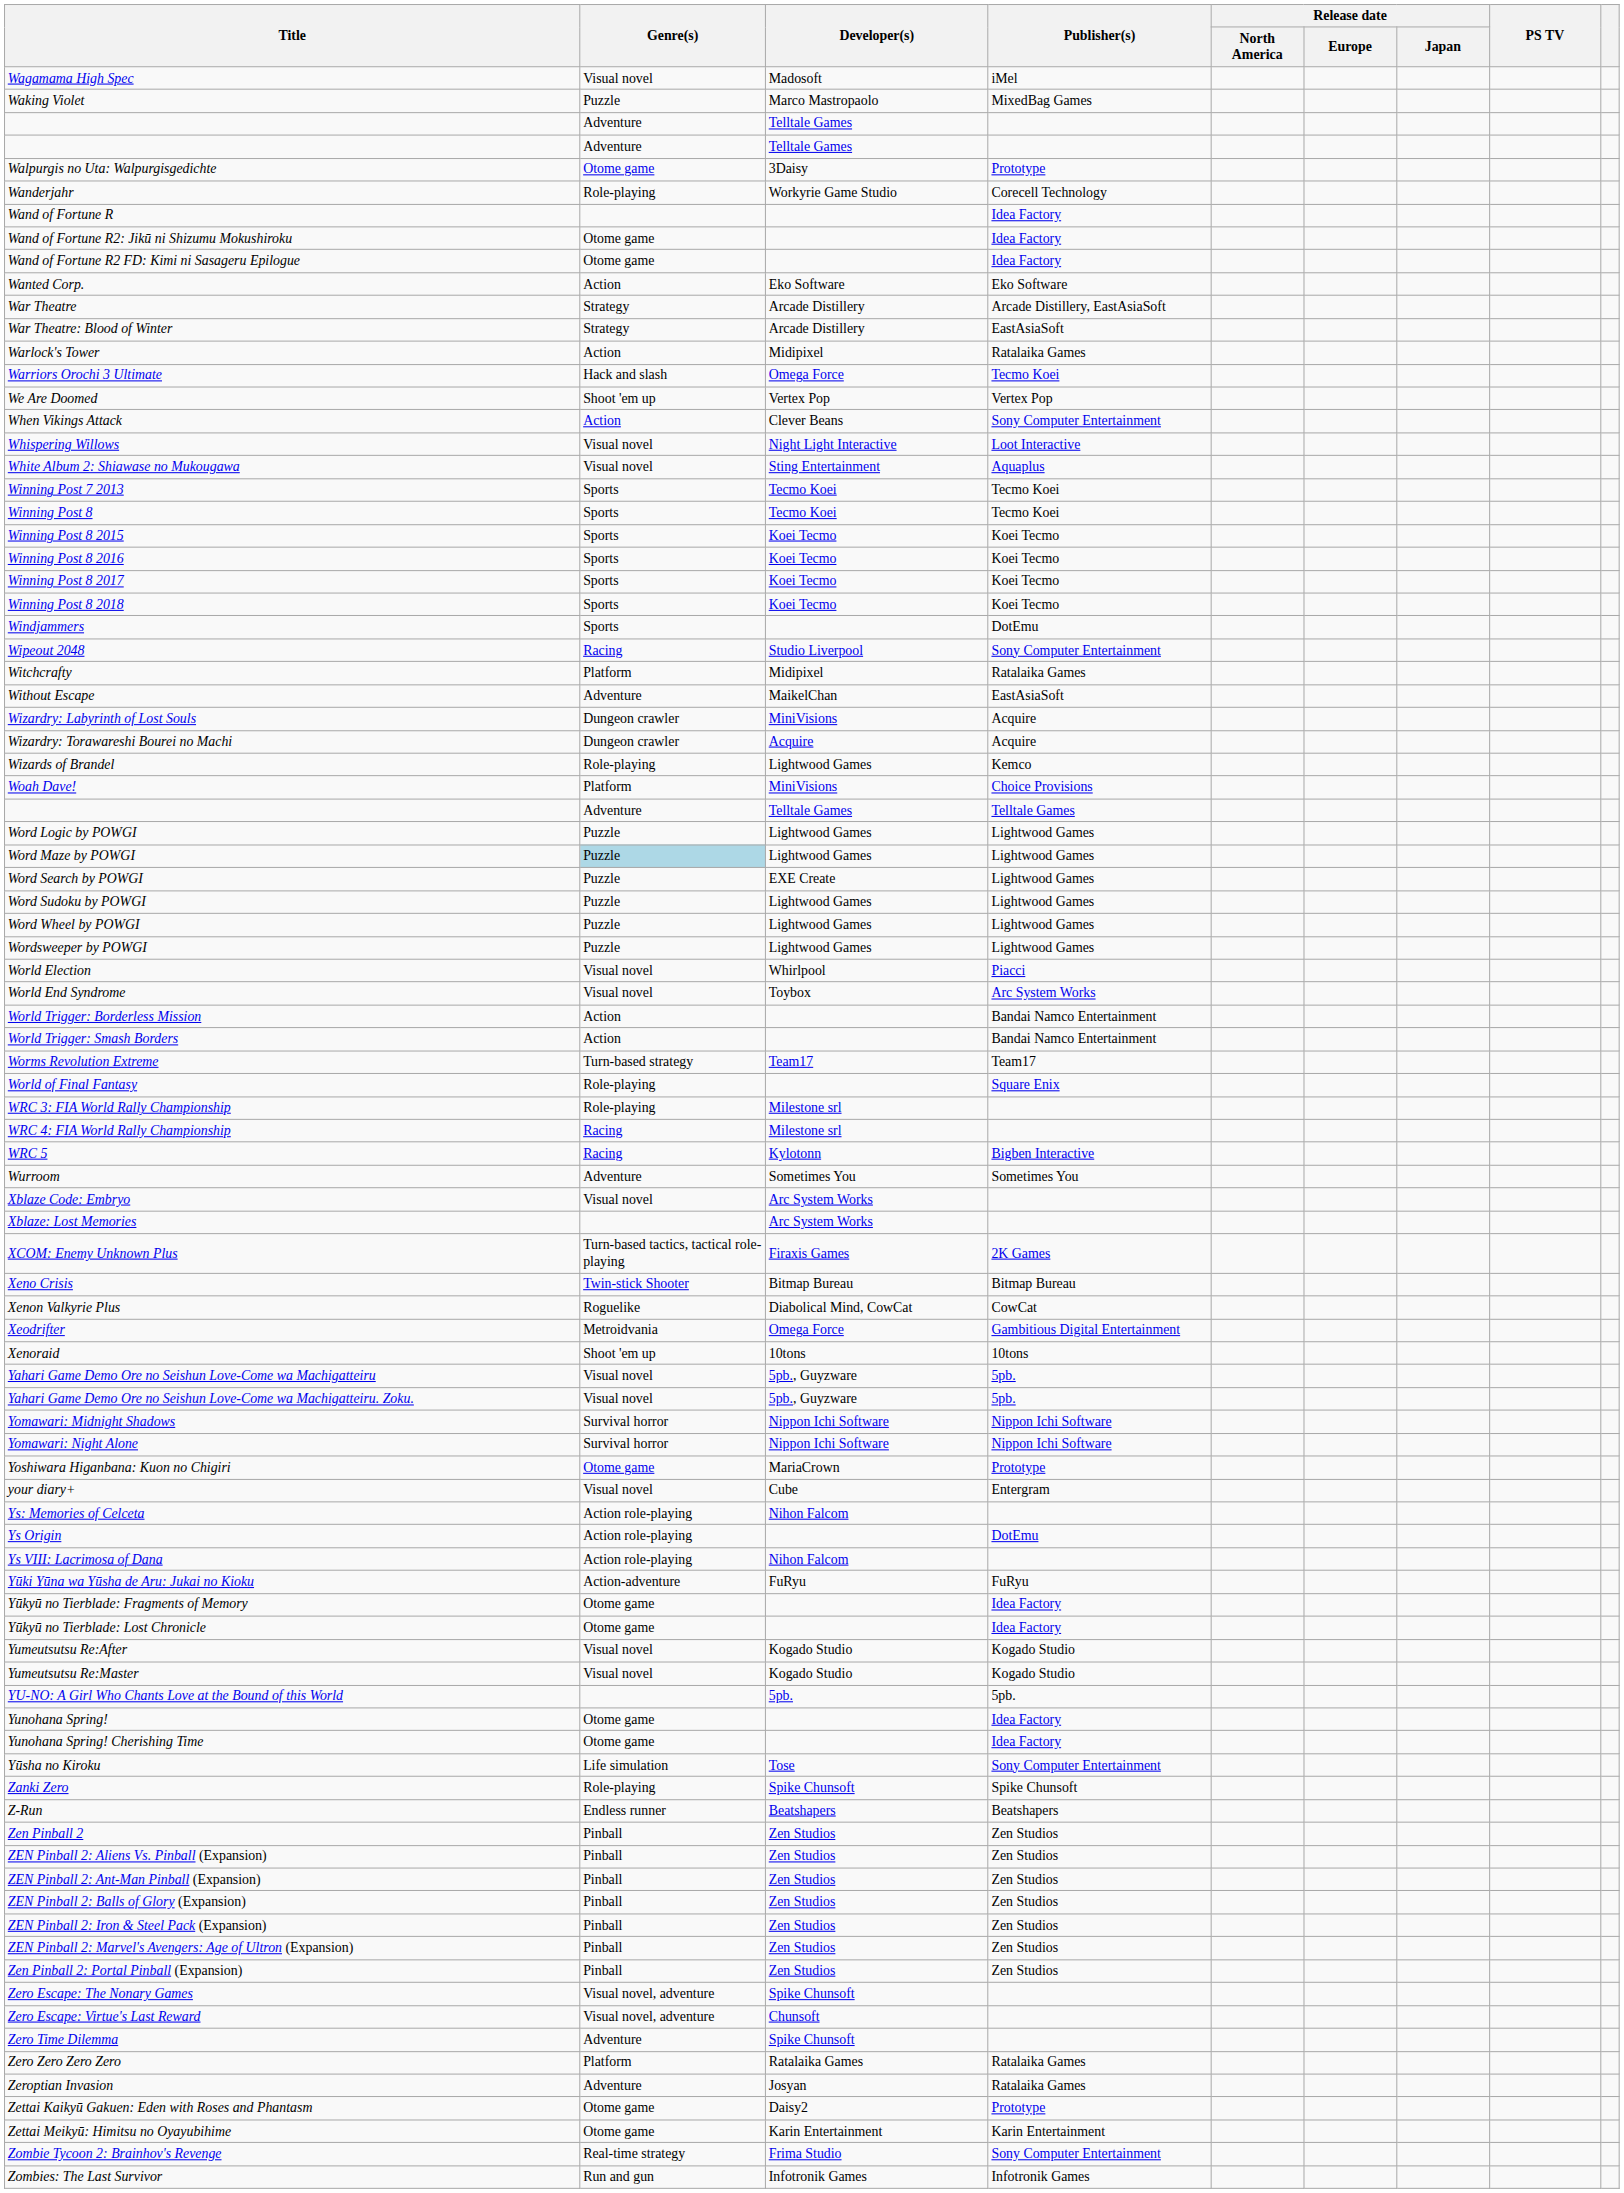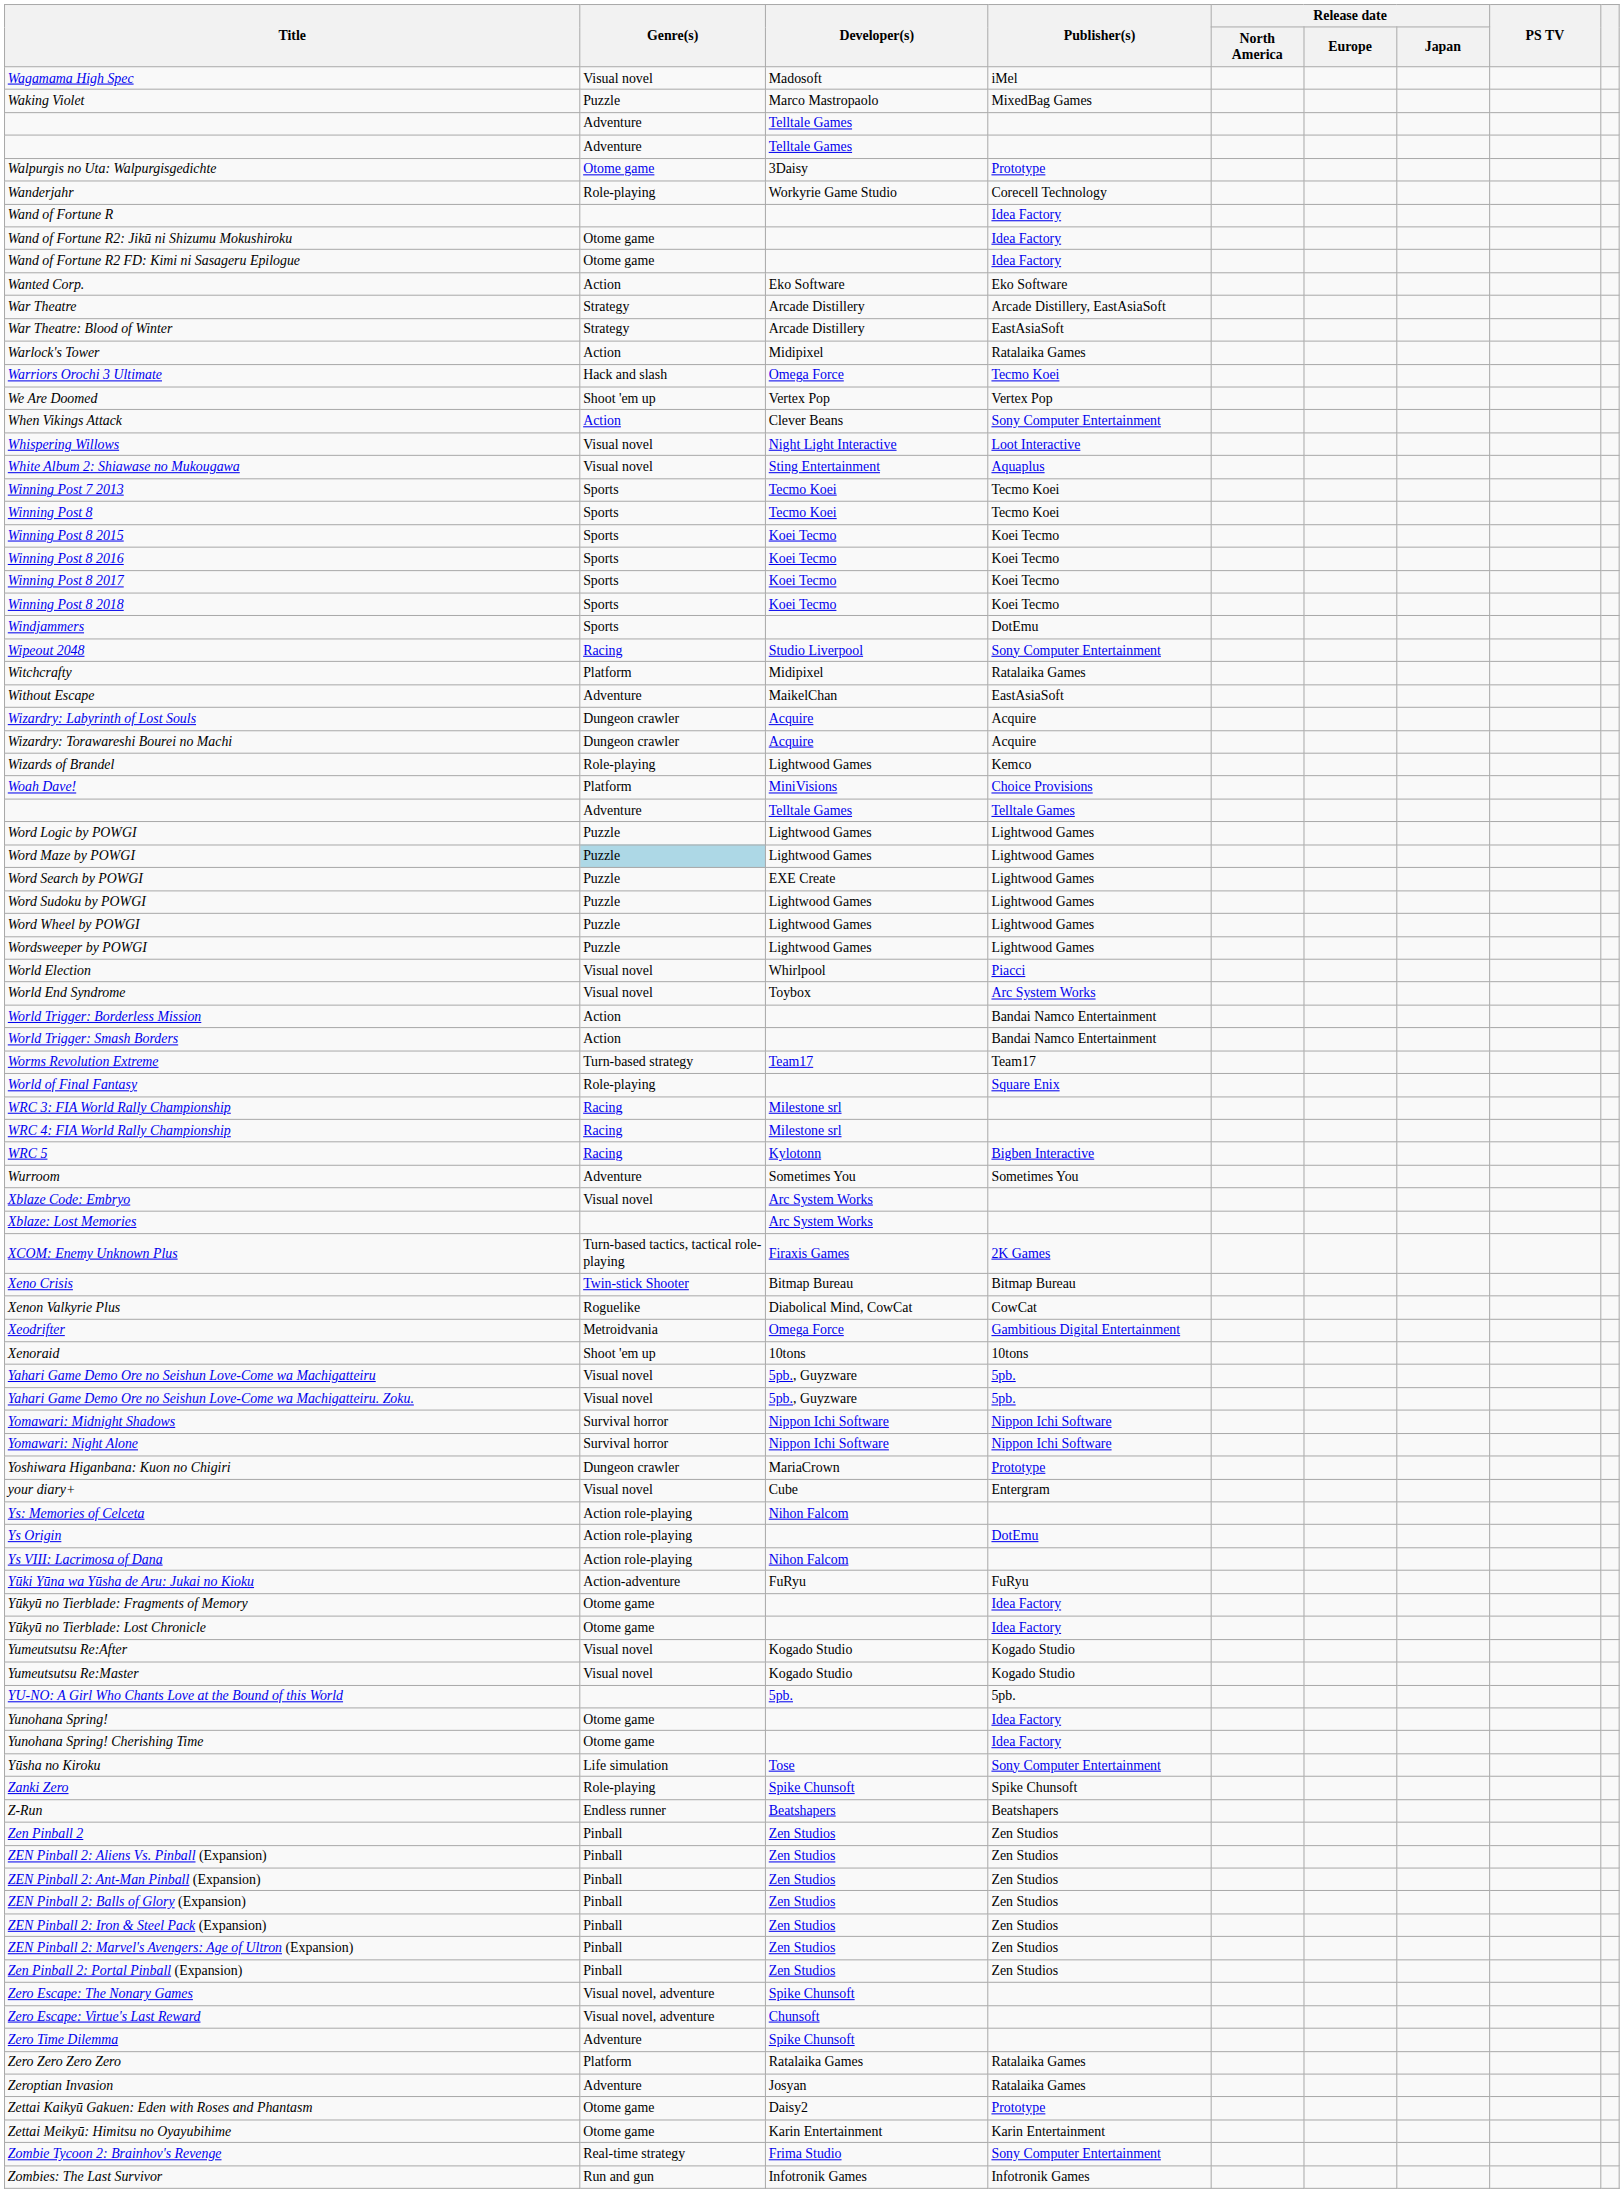(803, 718) MiniVisions -> (791, 718) Acquire
(619, 1107) Role-playing -> (603, 1107) Racing
(619, 1467) Otome game -> (631, 1467) Dungeon crawler
